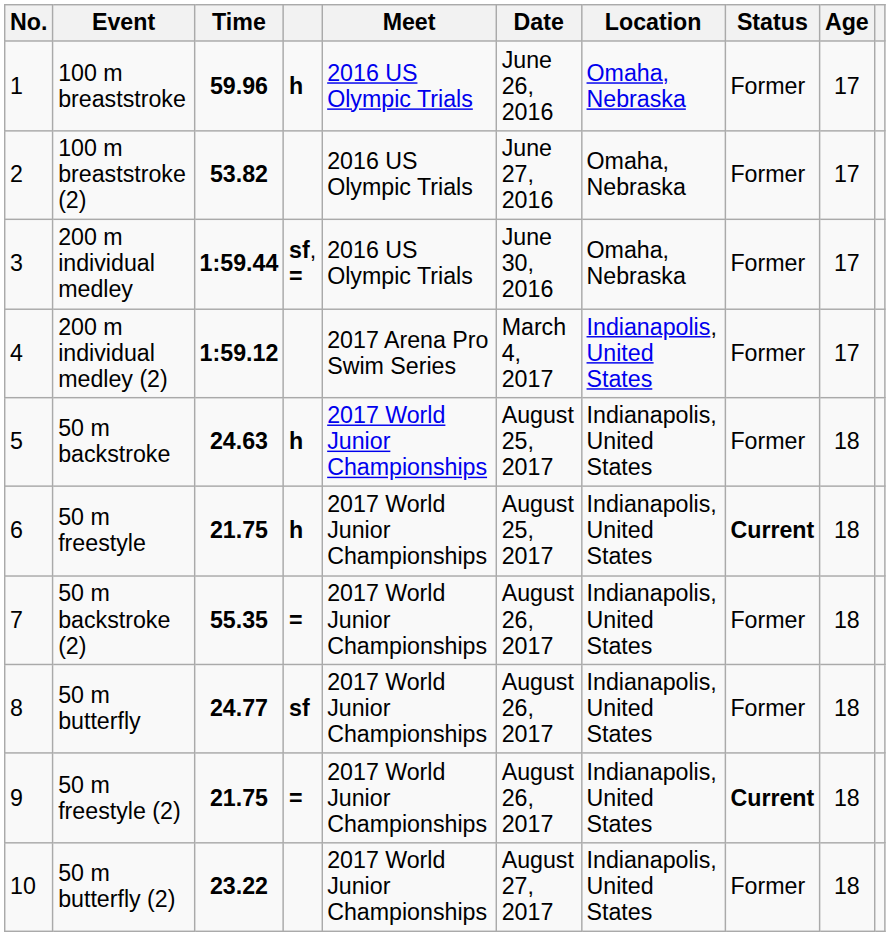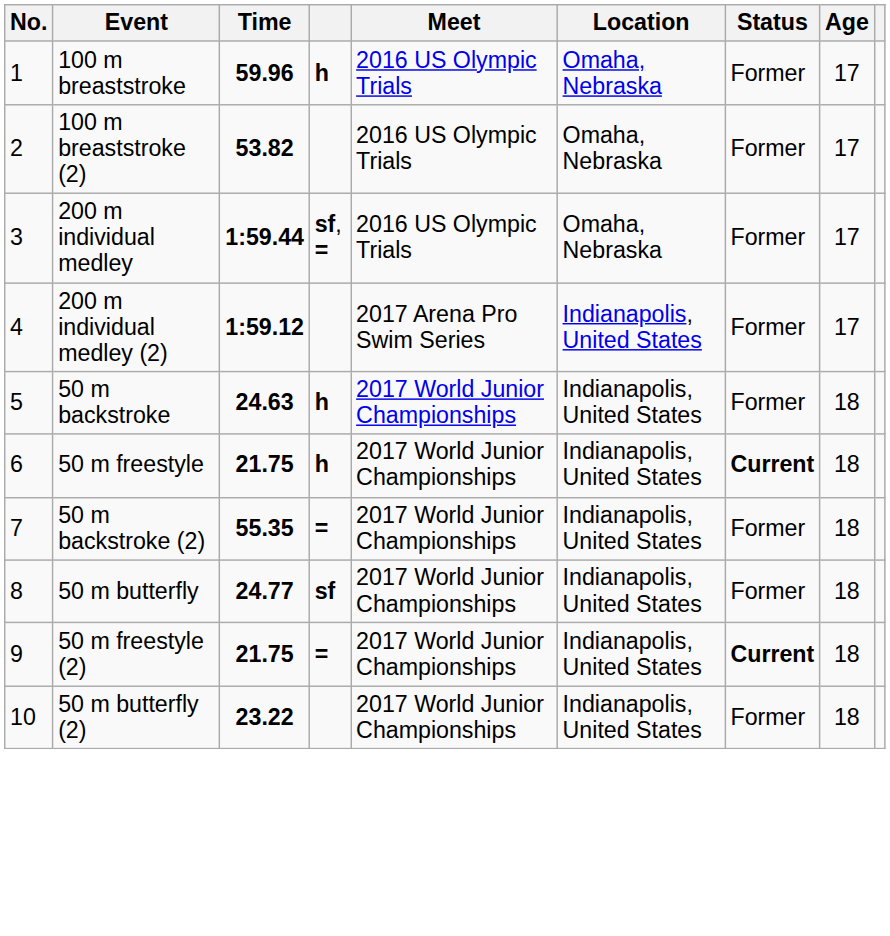- column: (539, 22)
